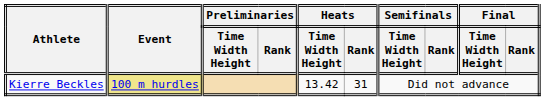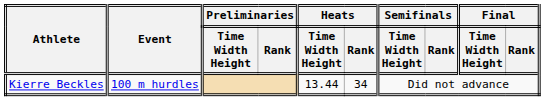(155, 84) khaki background -> (155, 84) no background
(322, 84) 13.42 -> (322, 84) 13.44
(361, 84) 31 -> (361, 84) 34
